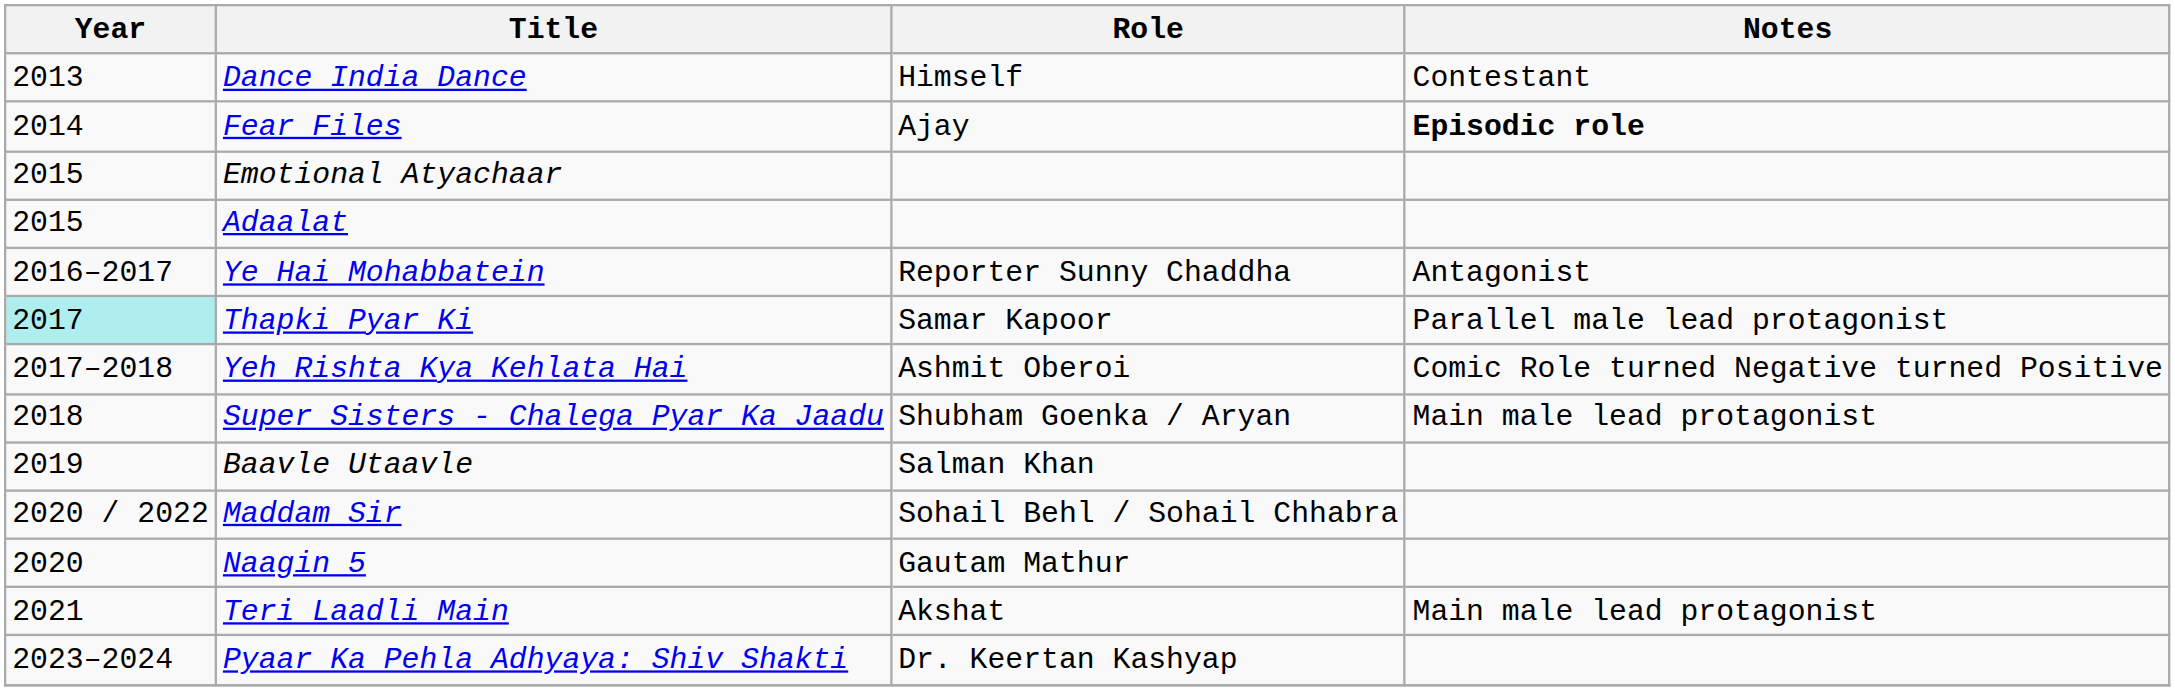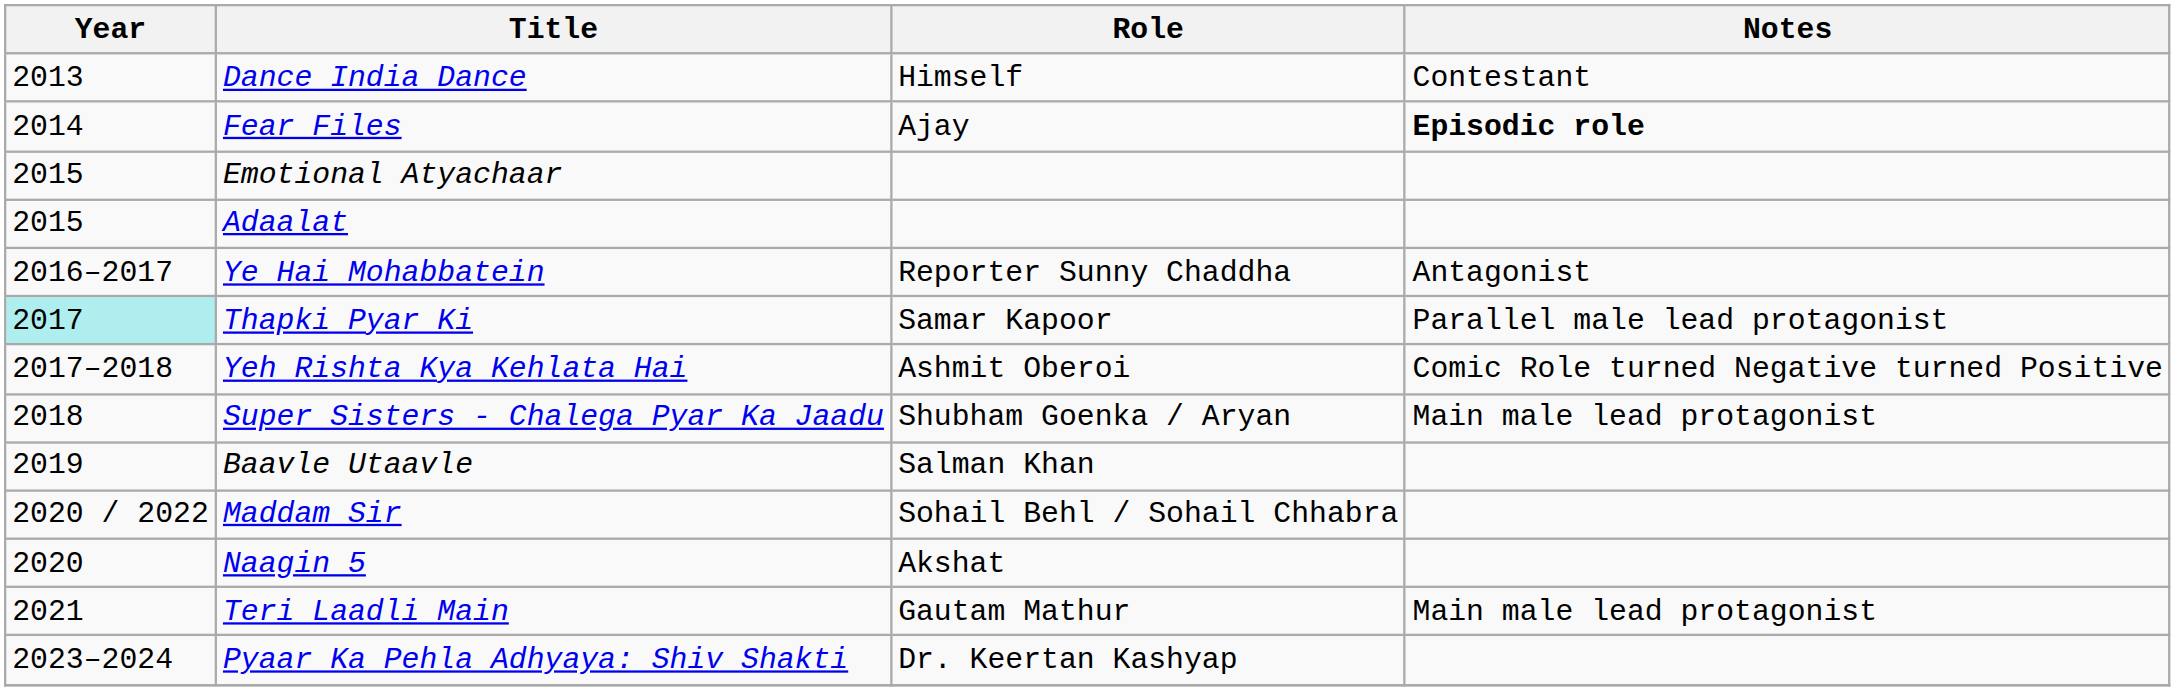(1014, 563) Gautam Mathur -> (952, 563) Akshat
(952, 612) Akshat -> (1014, 612) Gautam Mathur
